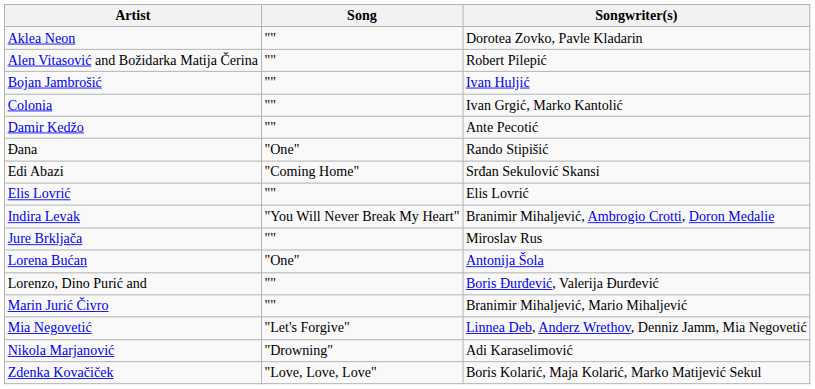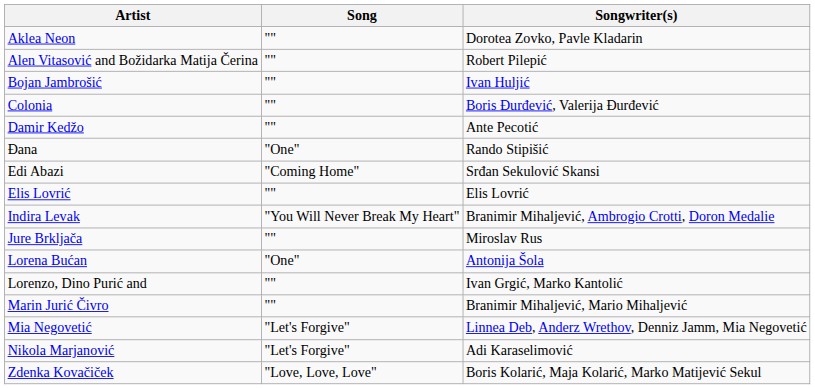(544, 104) Ivan Grgić, Marko Kantolić -> (562, 104) Boris Đurđević, Valerija Đurđević
(562, 283) Boris Đurđević, Valerija Đurđević -> (544, 283) Ivan Grgić, Marko Kantolić
(299, 350) "Drowning" -> (307, 350) "Let's Forgive"
